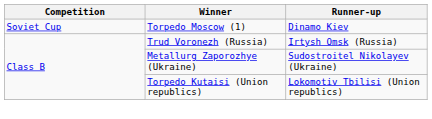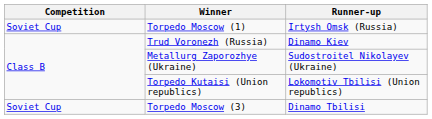(318, 27) Dinamo Kiev -> (343, 27) Irtysh Omsk (Russia)
(343, 41) Irtysh Omsk (Russia) -> (318, 41) Dinamo Kiev
+ row: (197, 107)
